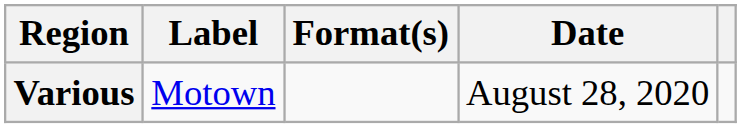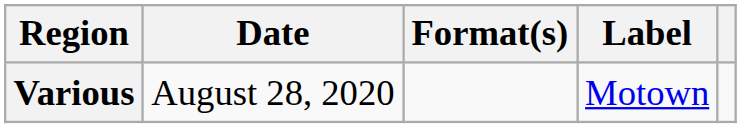columns swapped: (588, 33) <-> (213, 33)
